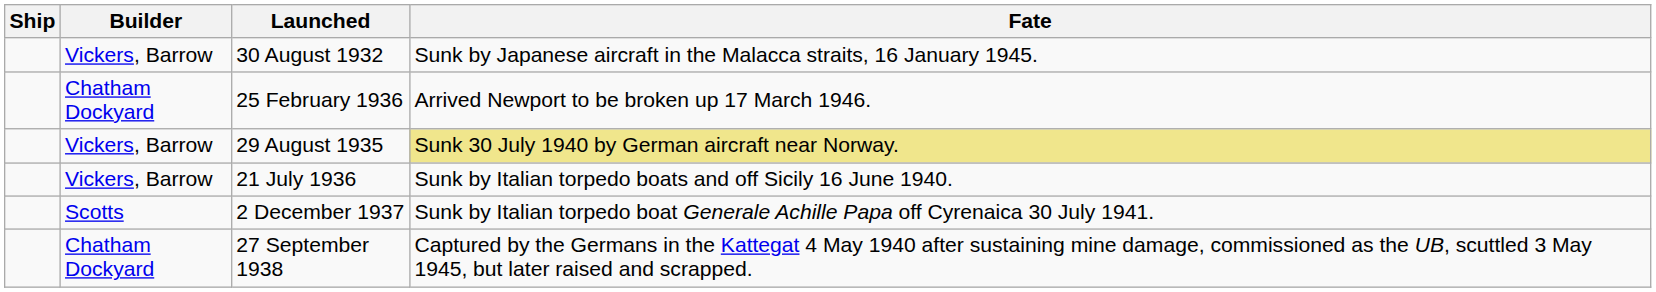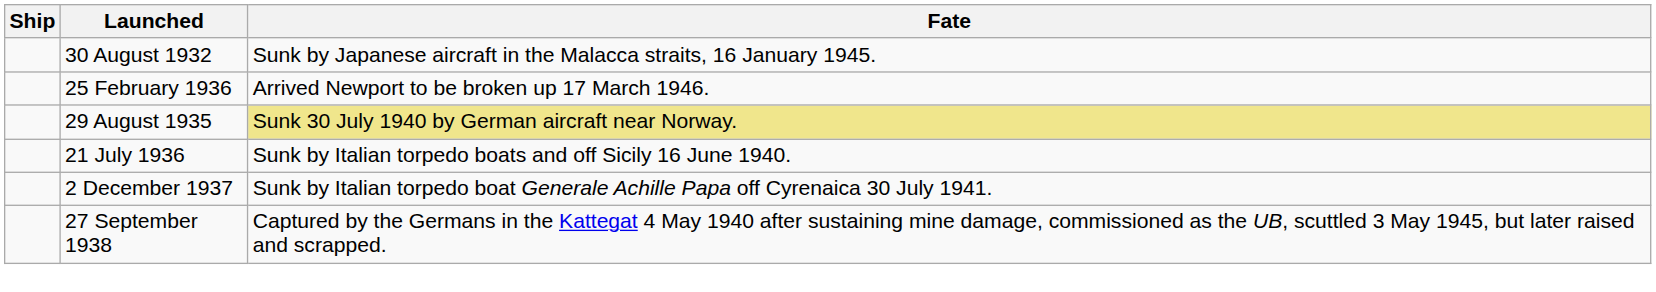- column: (146, 21)
